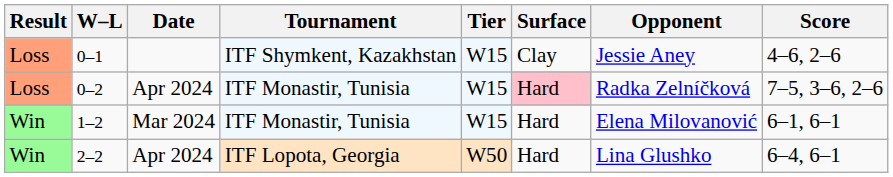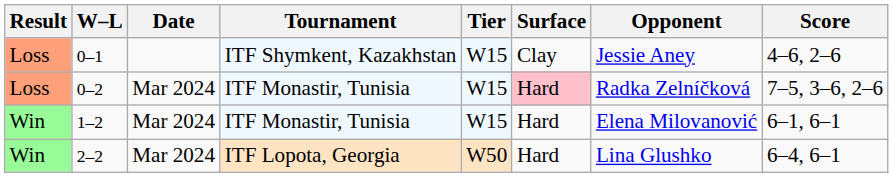(172, 88) Apr 2024 -> (174, 88) Mar 2024
(172, 155) Apr 2024 -> (174, 155) Mar 2024
